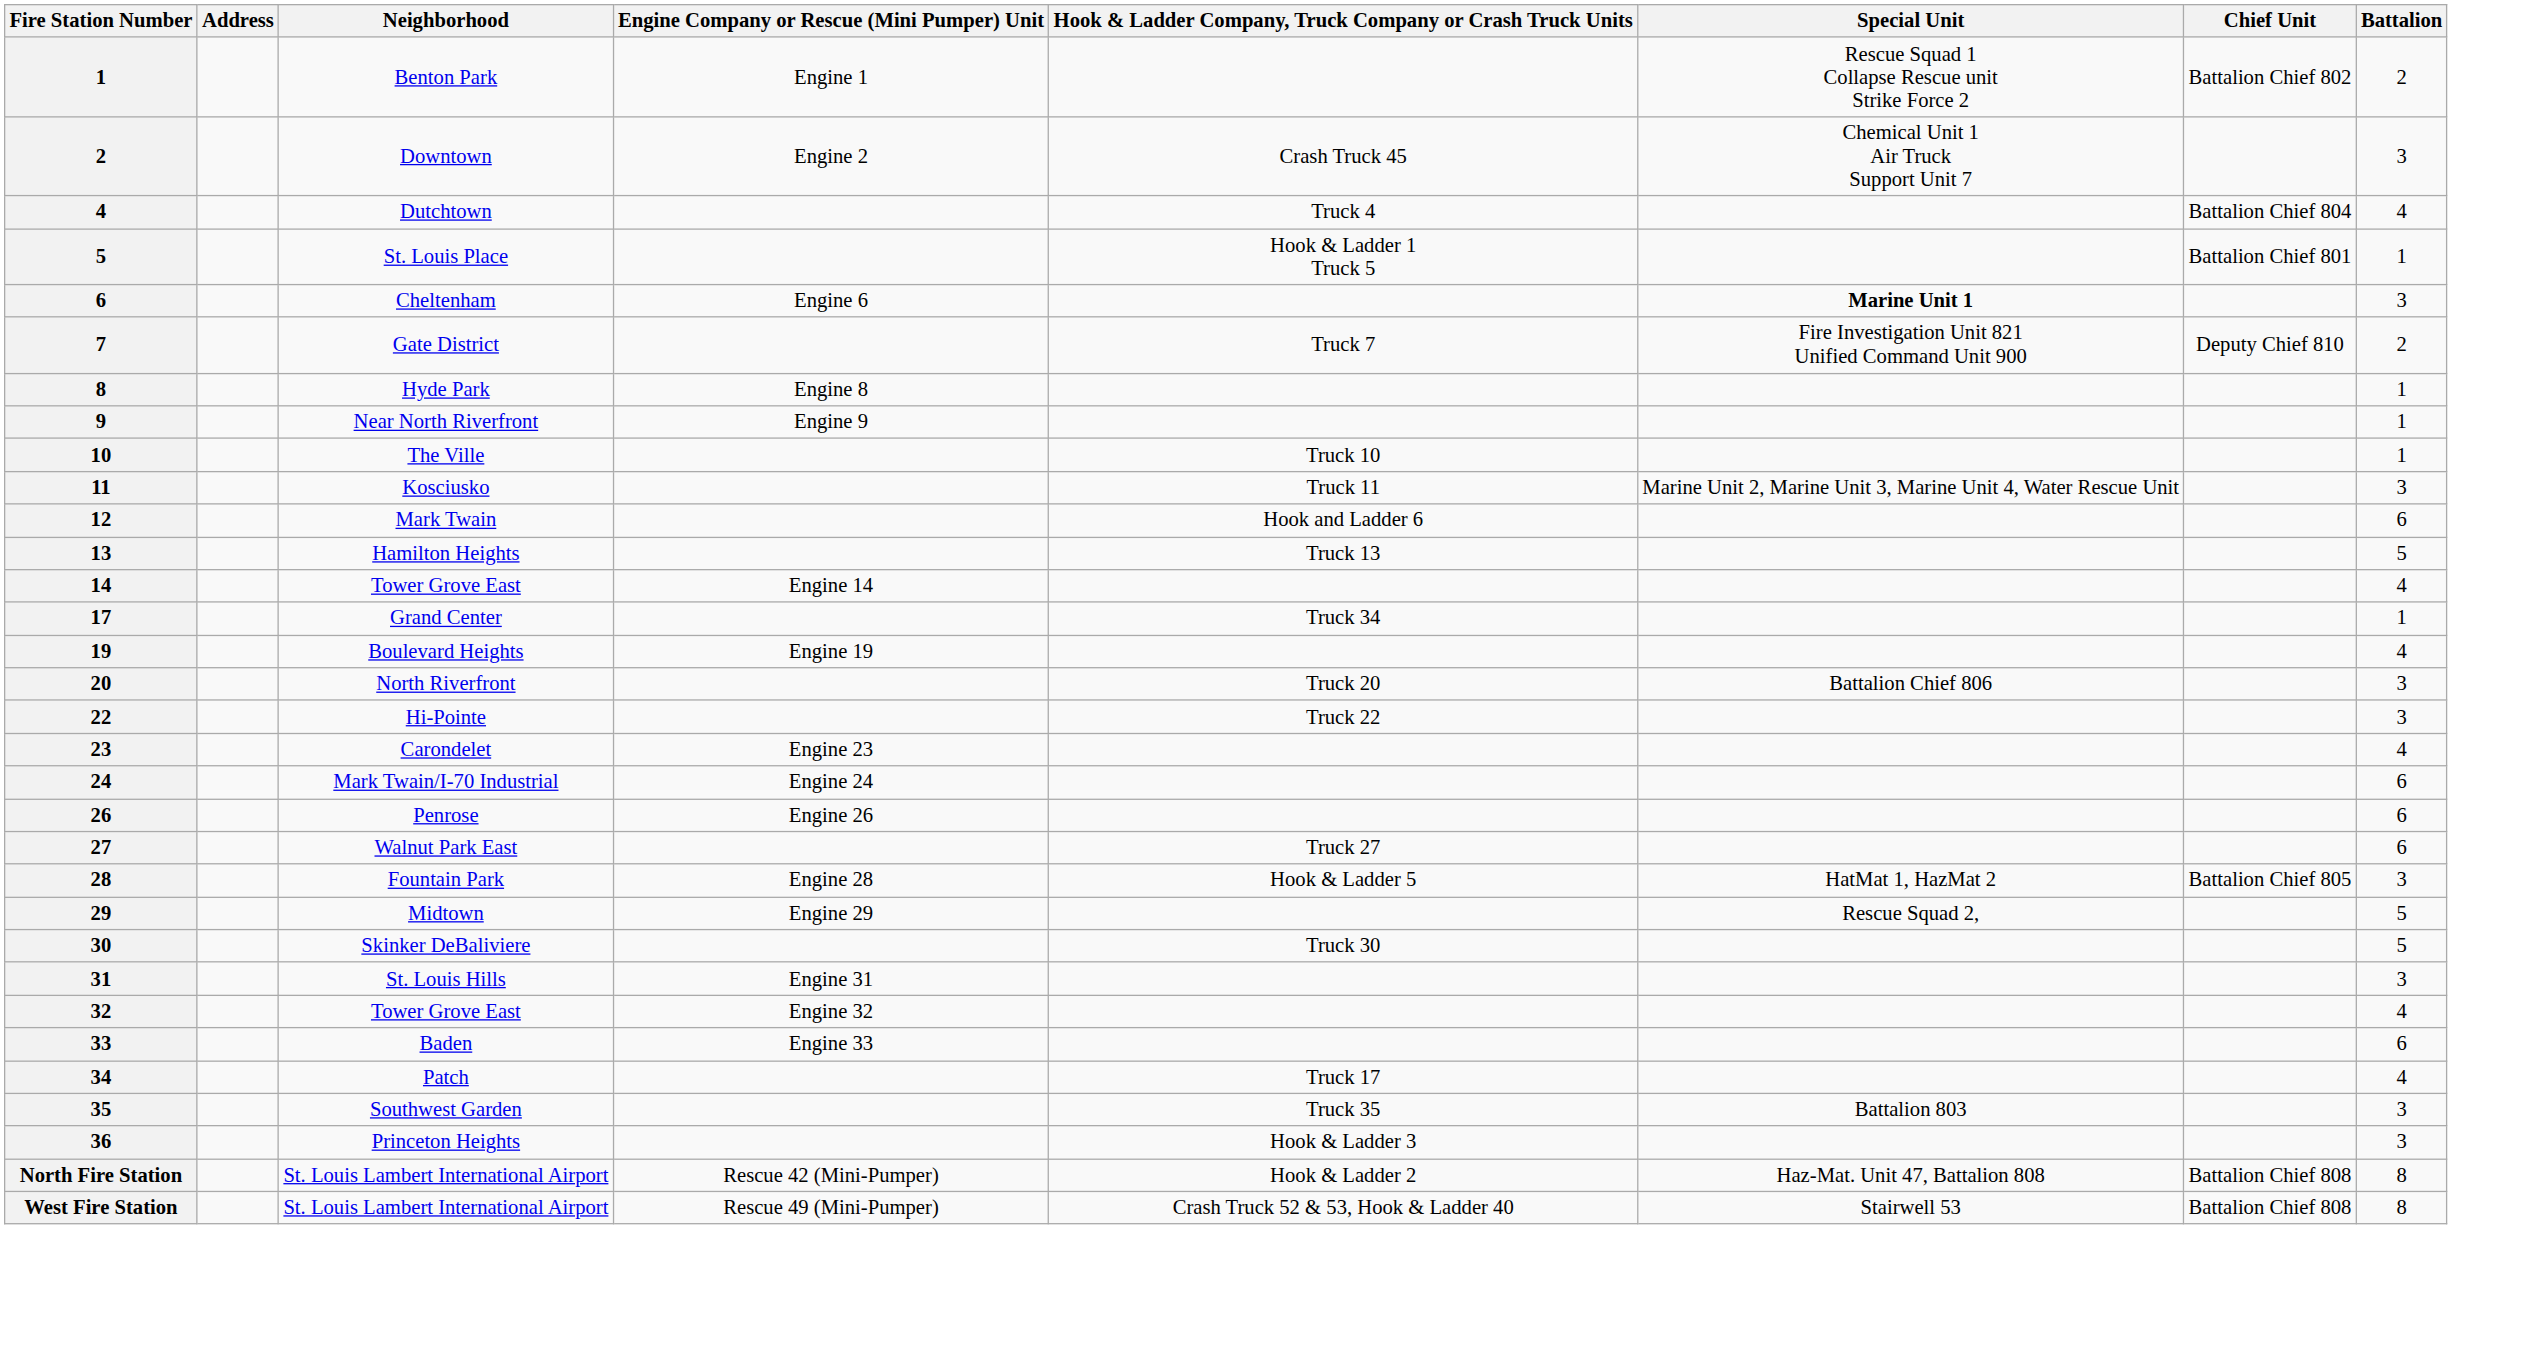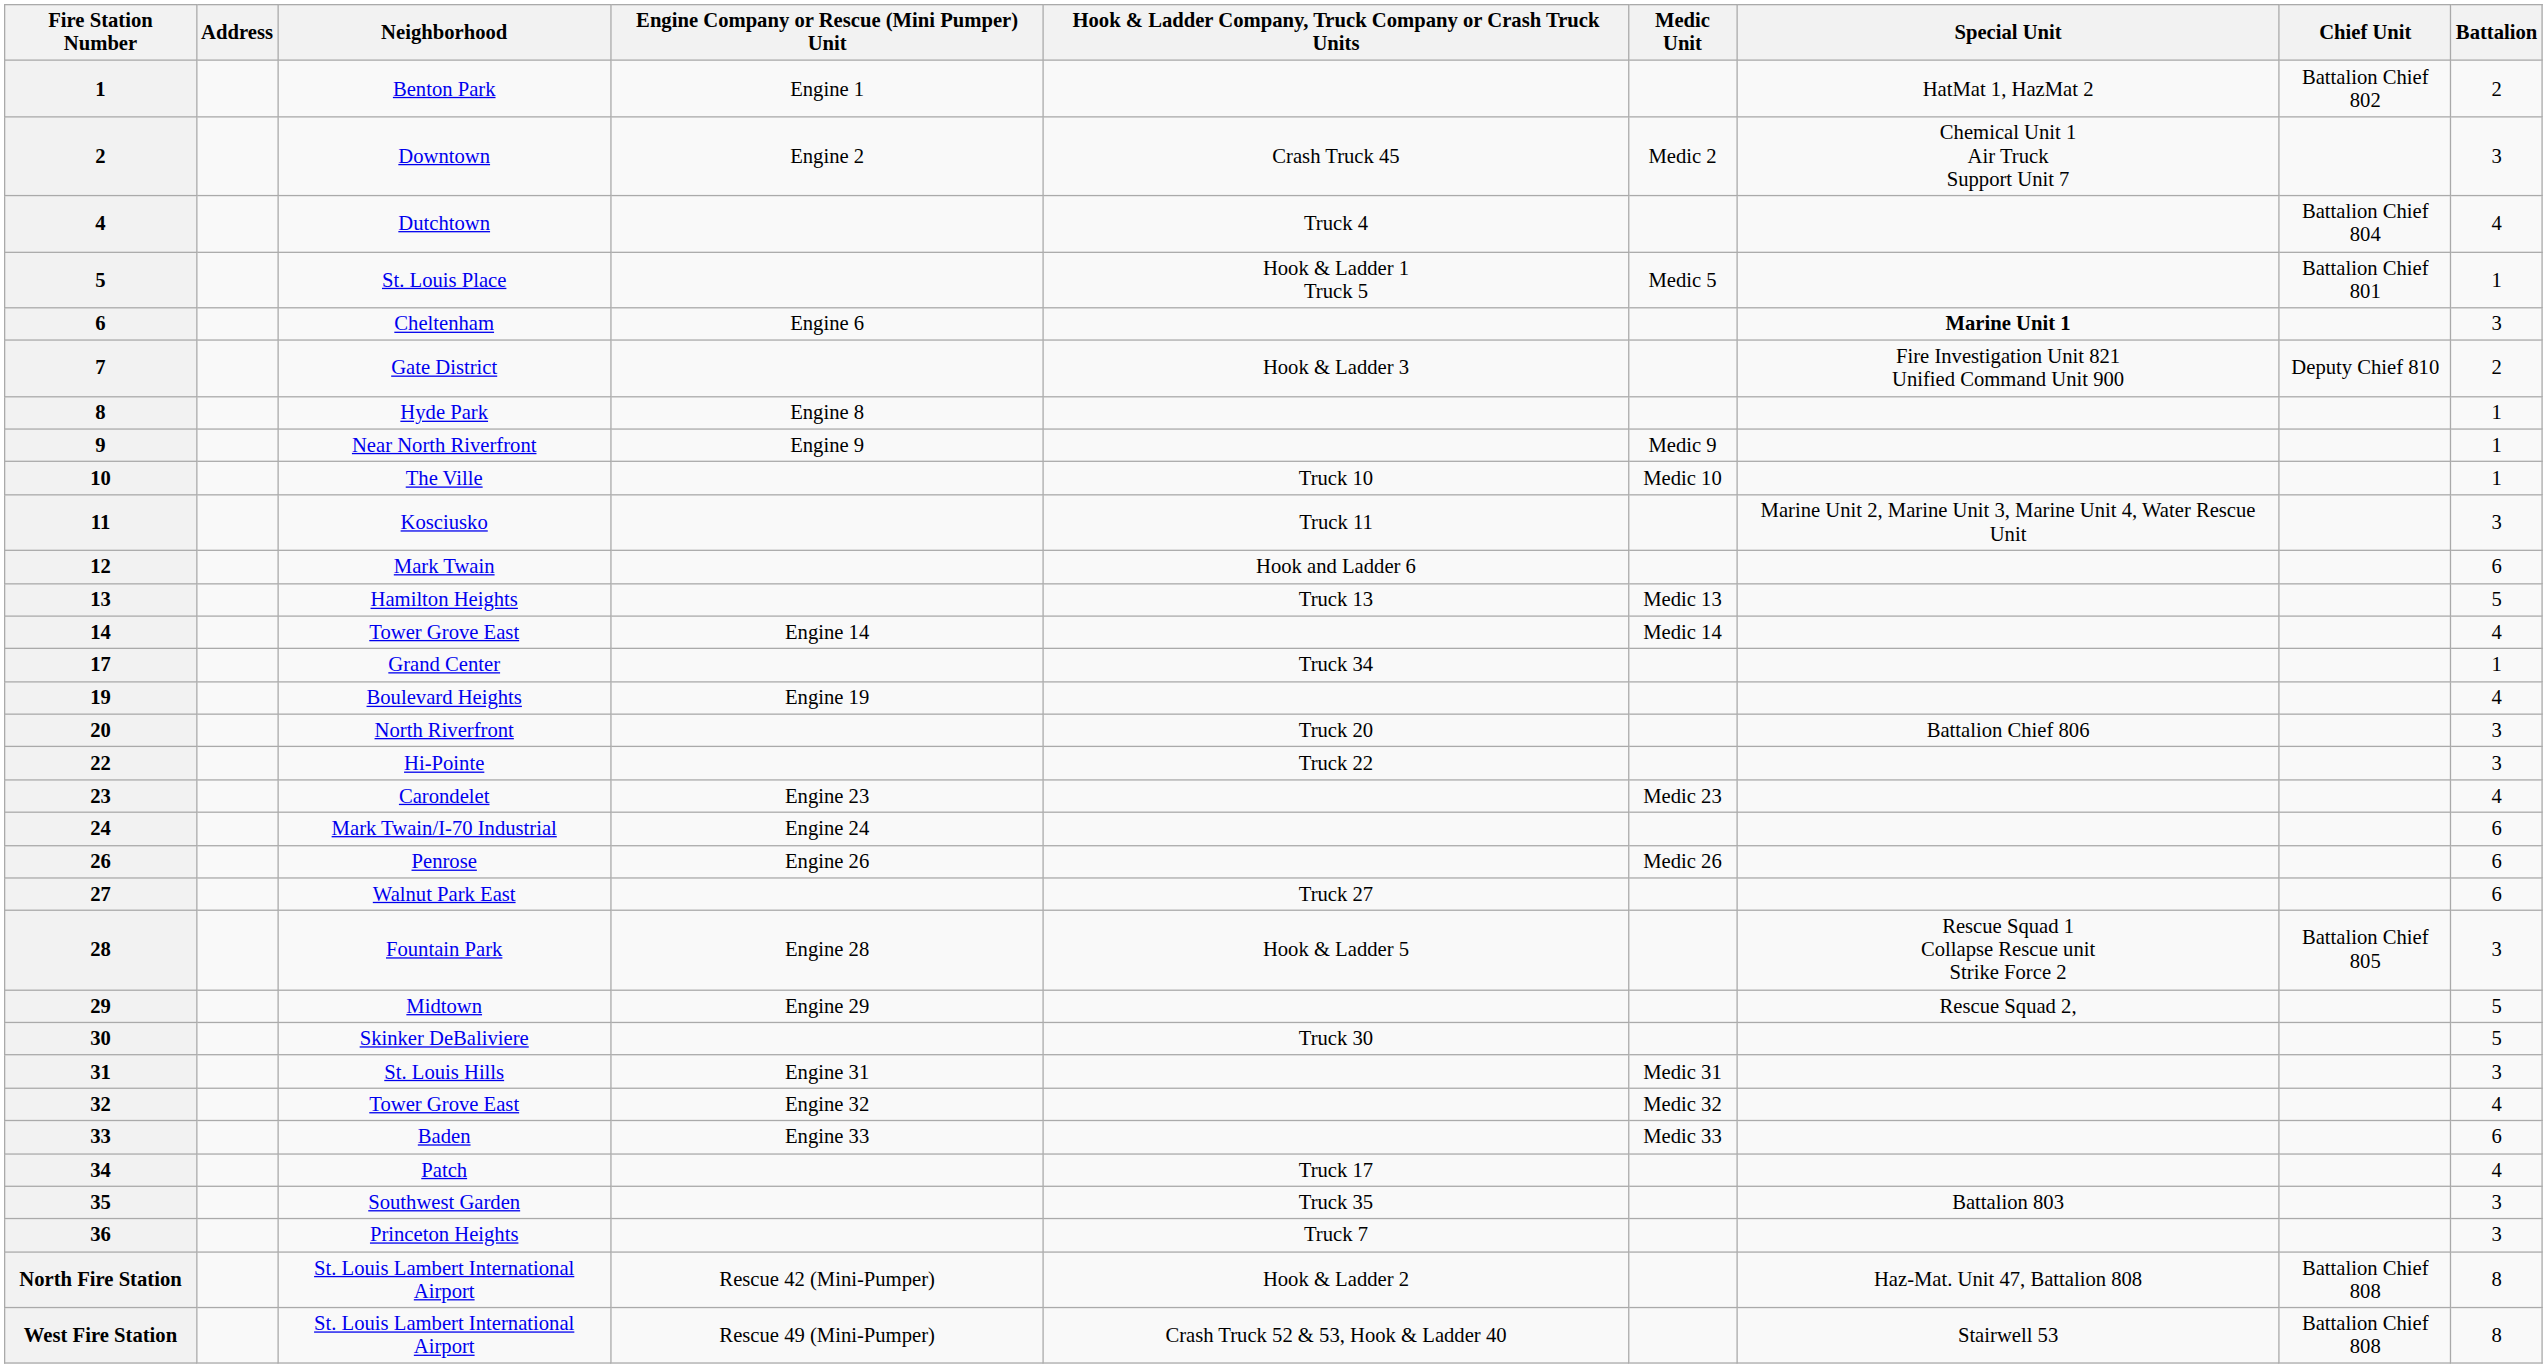+ column: (1682, 32)
(1911, 76) Rescue Squad 1 Collapse Rescue unit Strike Force 2 -> (2008, 88) HatMat 1, HazMat 2
(1343, 344) Truck 7 -> (1336, 368) Hook & Ladder 3
(1911, 880) HatMat 1, HazMat 2 -> (2008, 949) Rescue Squad 1 Collapse Rescue unit Strike Force 2
(1343, 1142) Hook & Ladder 3 -> (1336, 1235) Truck 7
